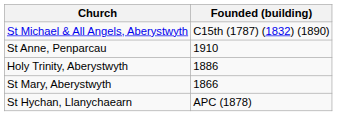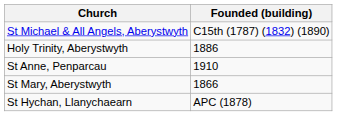rows swapped: (68, 66) <-> (57, 48)
